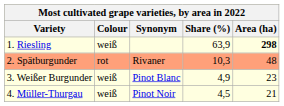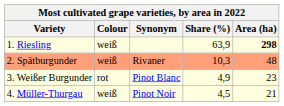(103, 61) rot -> (107, 61) weiß
(107, 77) weiß -> (103, 77) rot
